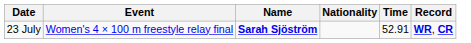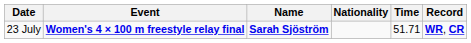(139, 30) normal -> (145, 30) bold
(395, 30) 52.91 -> (407, 30) 51.71
